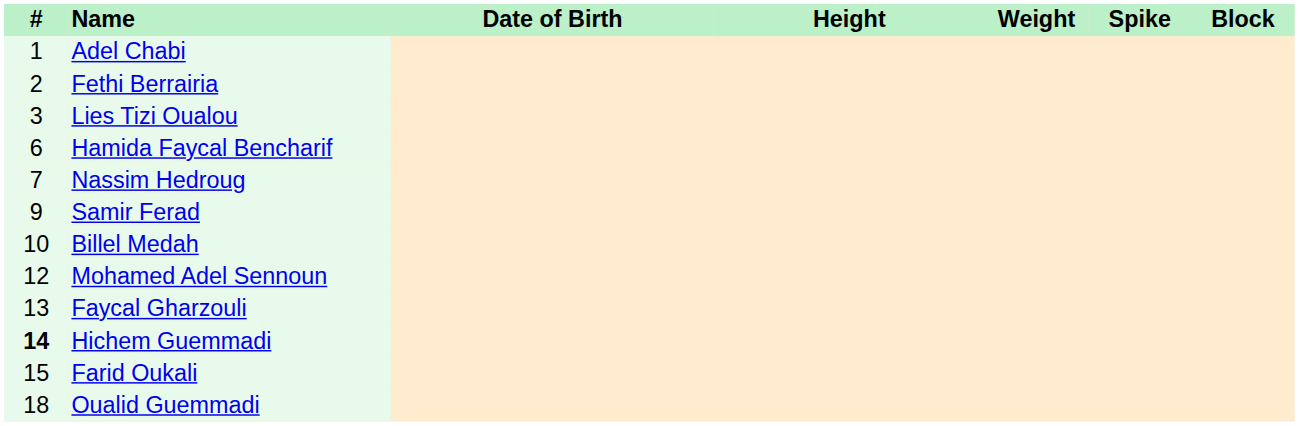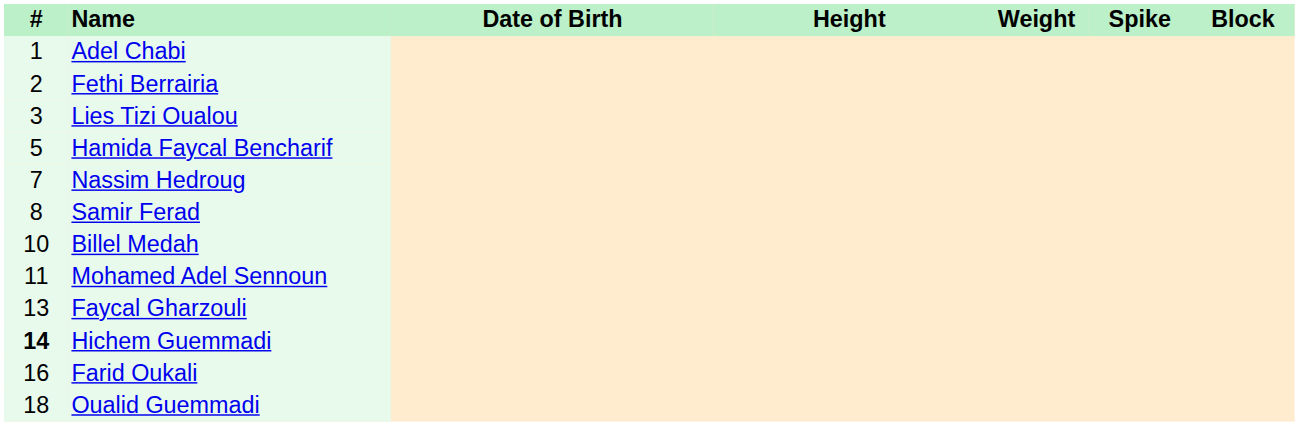(36, 148) 6 -> (36, 148) 5
(36, 212) 9 -> (36, 212) 8
(36, 276) 12 -> (36, 276) 11
(36, 373) 15 -> (36, 373) 16
